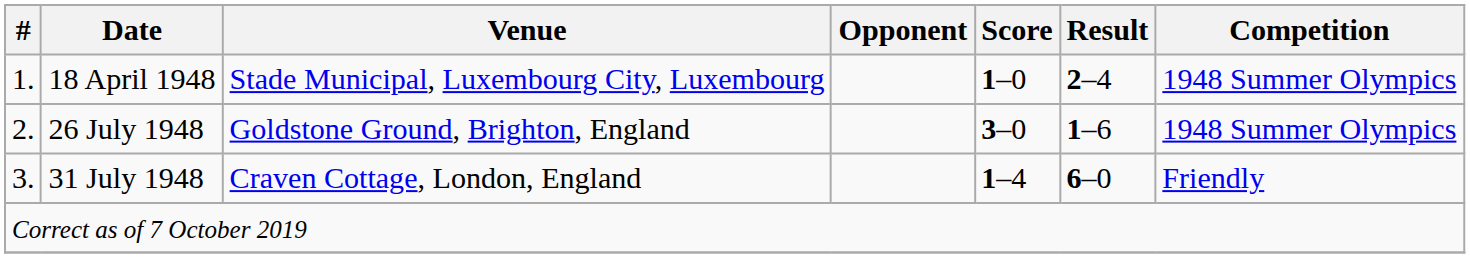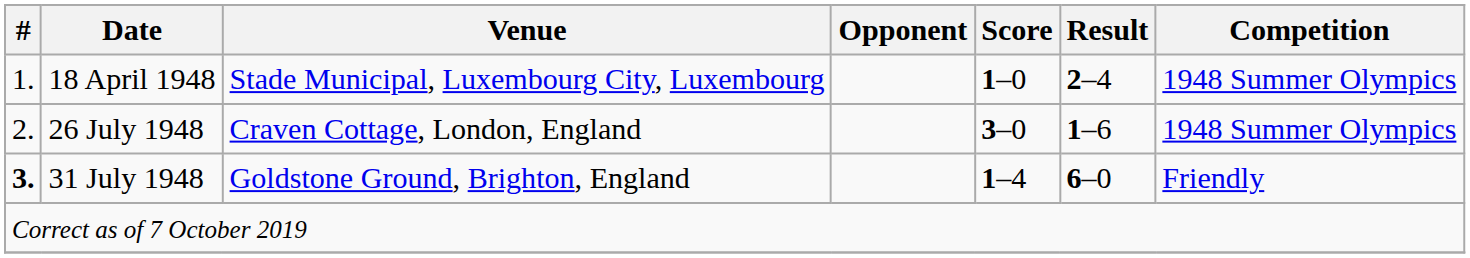(460, 128) Goldstone Ground, Brighton, England -> (435, 128) Craven Cottage, London, England
(23, 178) normal -> (23, 178) bold
(435, 178) Craven Cottage, London, England -> (460, 178) Goldstone Ground, Brighton, England
